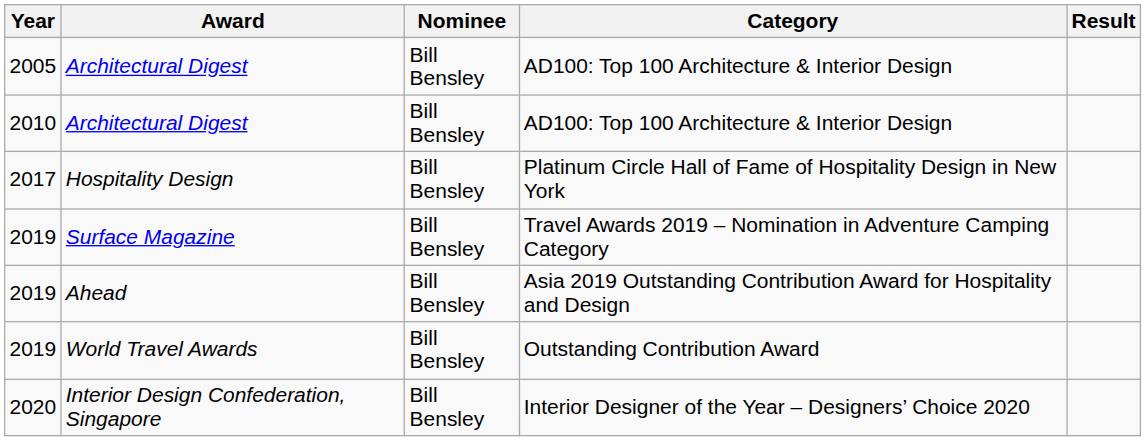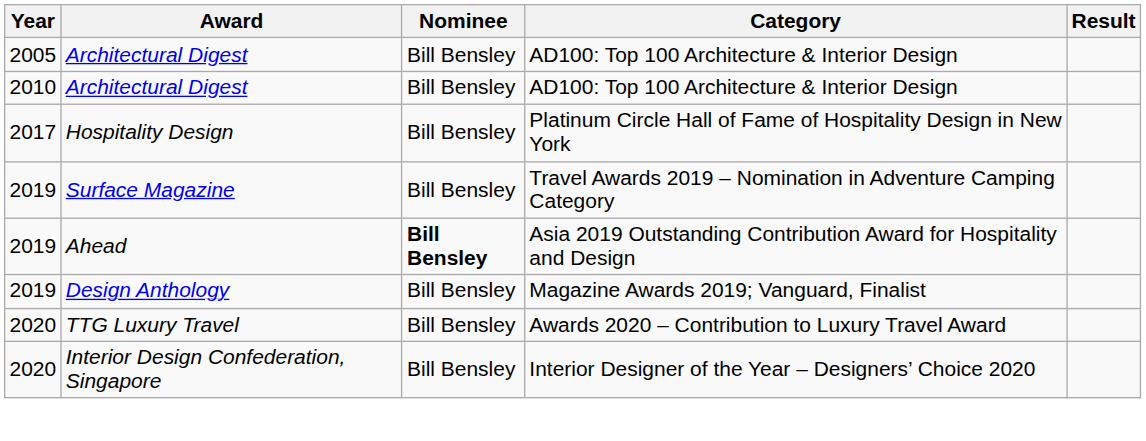(447, 293) normal -> (447, 246) bold
+ row: (33, 291)
- row: (33, 350)
+ row: (33, 324)
